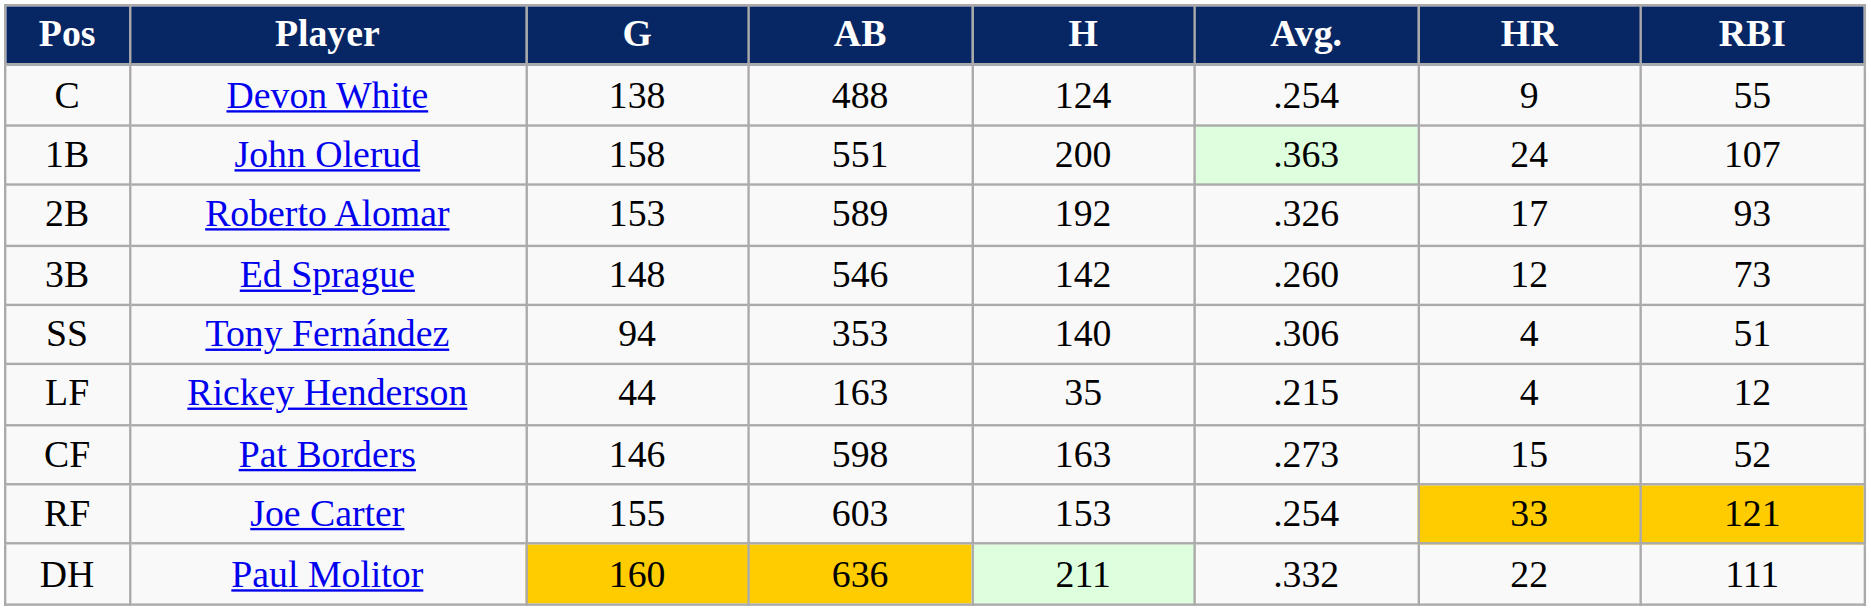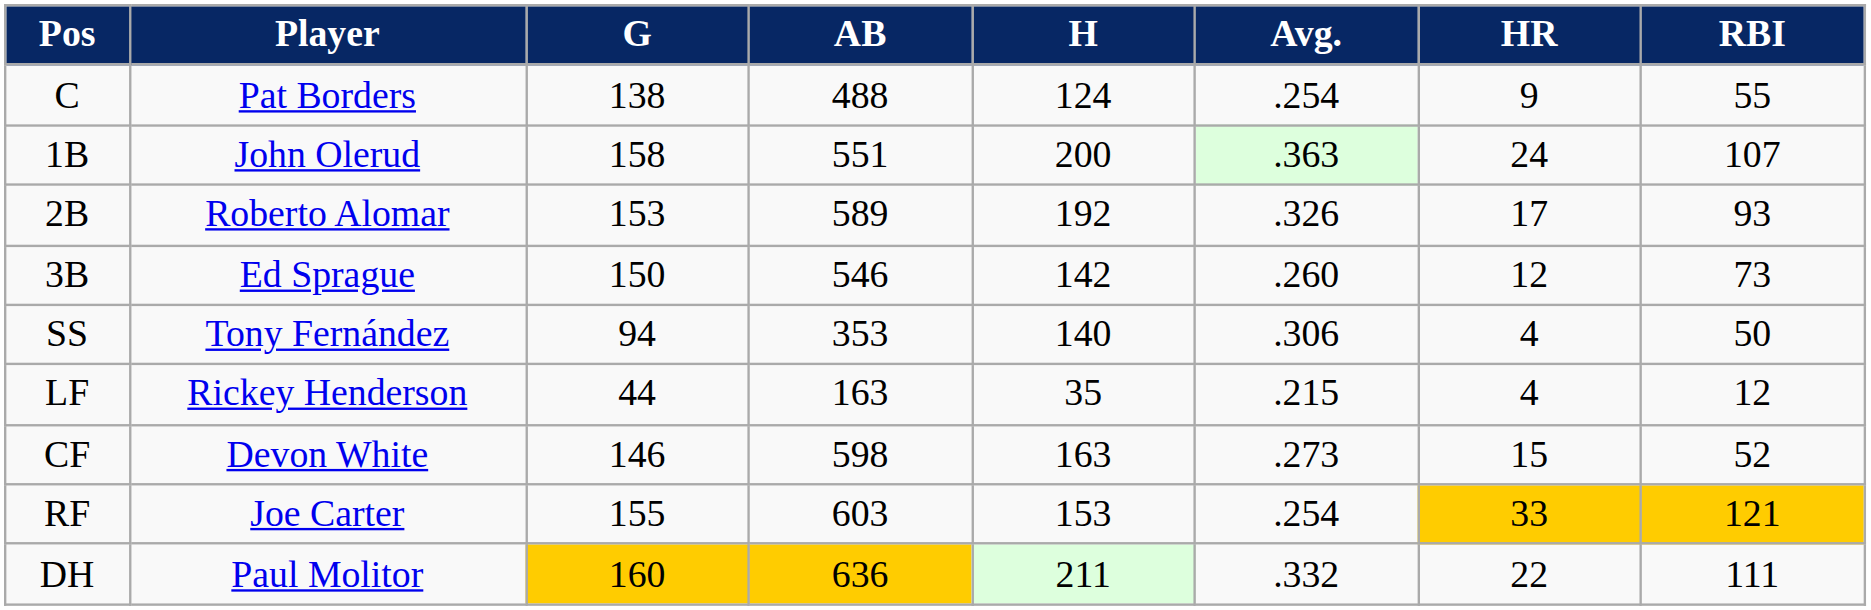(327, 94) Devon White -> (327, 94) Pat Borders
(637, 273) 148 -> (637, 273) 150
(1752, 333) 51 -> (1752, 333) 50
(327, 453) Pat Borders -> (327, 453) Devon White
